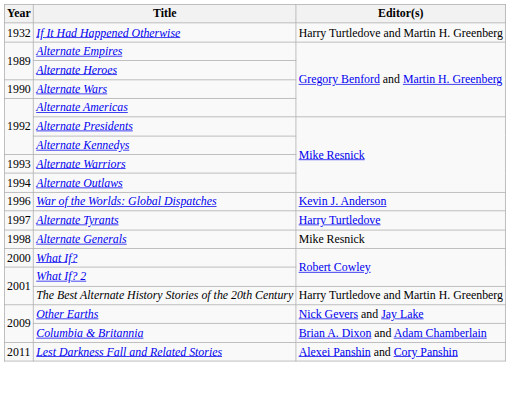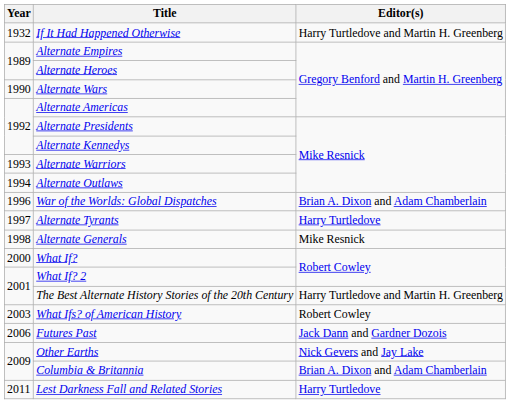(343, 201) Kevin J. Anderson -> (393, 201) Brian A. Dixon and Adam Chamberlain
+ row: (109, 314)
+ row: (66, 333)
(378, 351) Alexei Panshin and Cory Panshin -> (340, 389) Harry Turtledove
